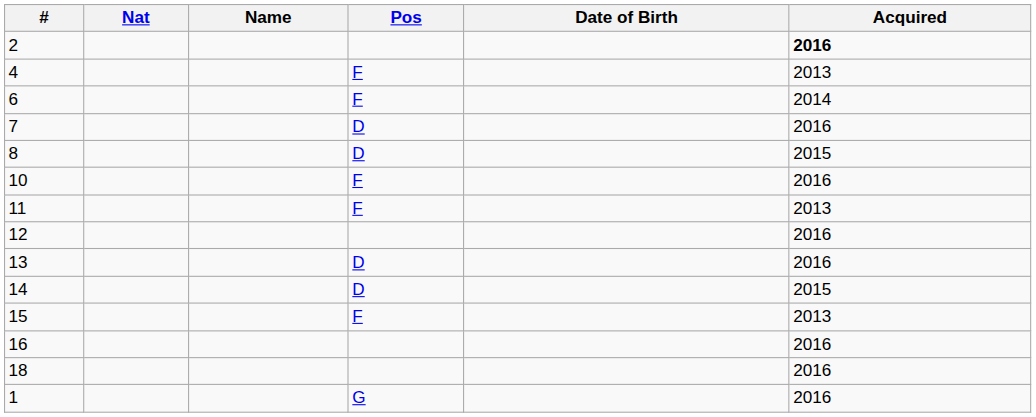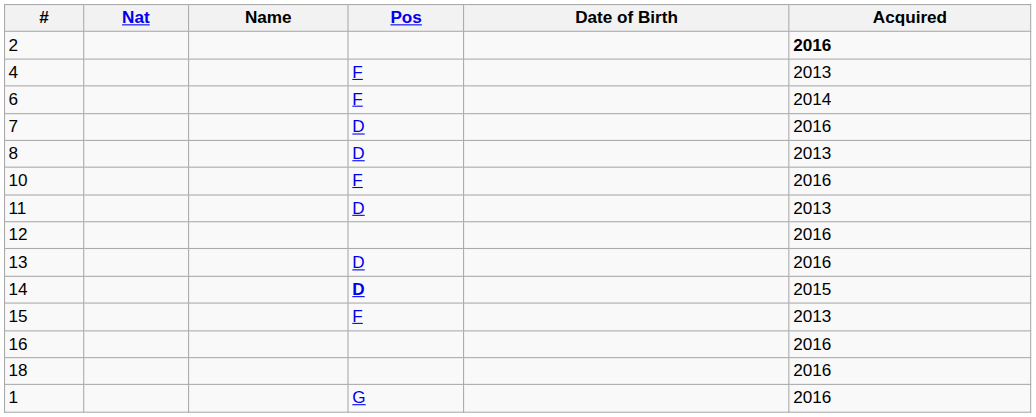(812, 153) 2015 -> (812, 153) 2013
(358, 208) F -> (359, 208) D
(359, 289) normal -> (359, 289) bold
